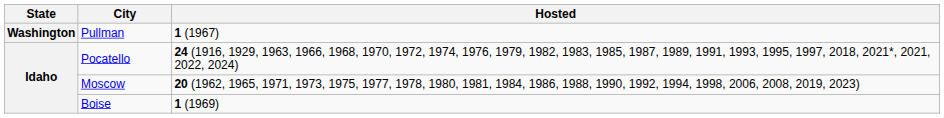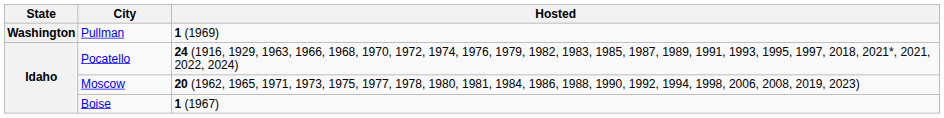(197, 33) 1 (1967) -> (197, 33) 1 (1969)
(197, 103) 1 (1969) -> (197, 103) 1 (1967)
